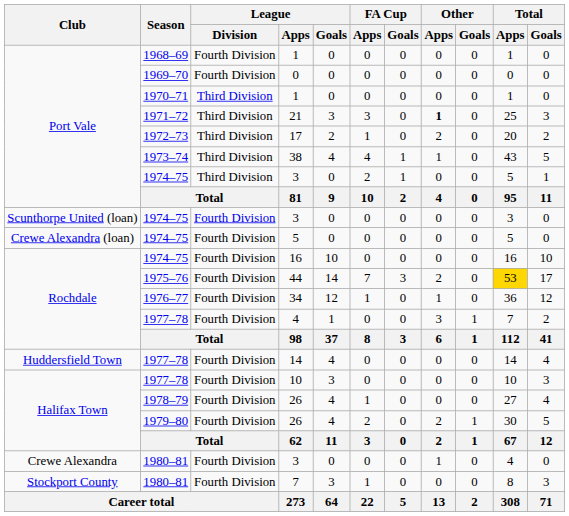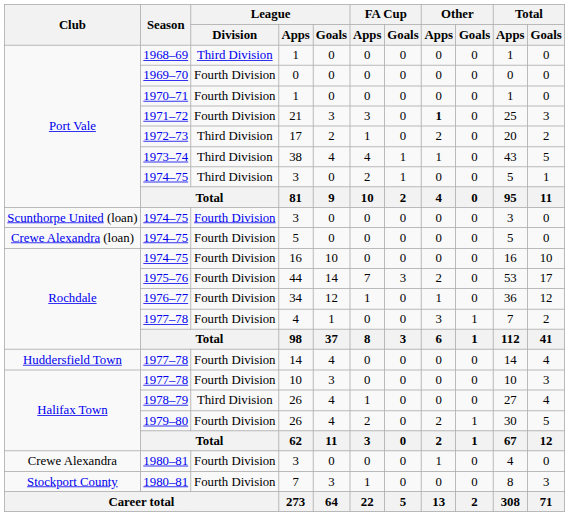(235, 55) Fourth Division -> (235, 55) Third Division
(235, 95) Third Division -> (235, 95) Fourth Division
(235, 116) Third Division -> (235, 116) Fourth Division
(510, 278) gold background -> (510, 278) no background
(235, 400) Fourth Division -> (235, 400) Third Division
